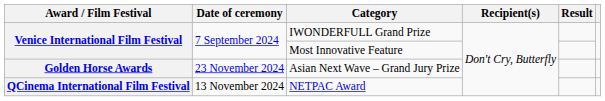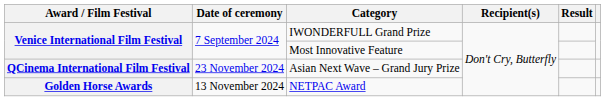(98, 68) Golden Horse Awards -> (98, 68) QCinema International Film Festival
(98, 86) QCinema International Film Festival -> (98, 86) Golden Horse Awards
